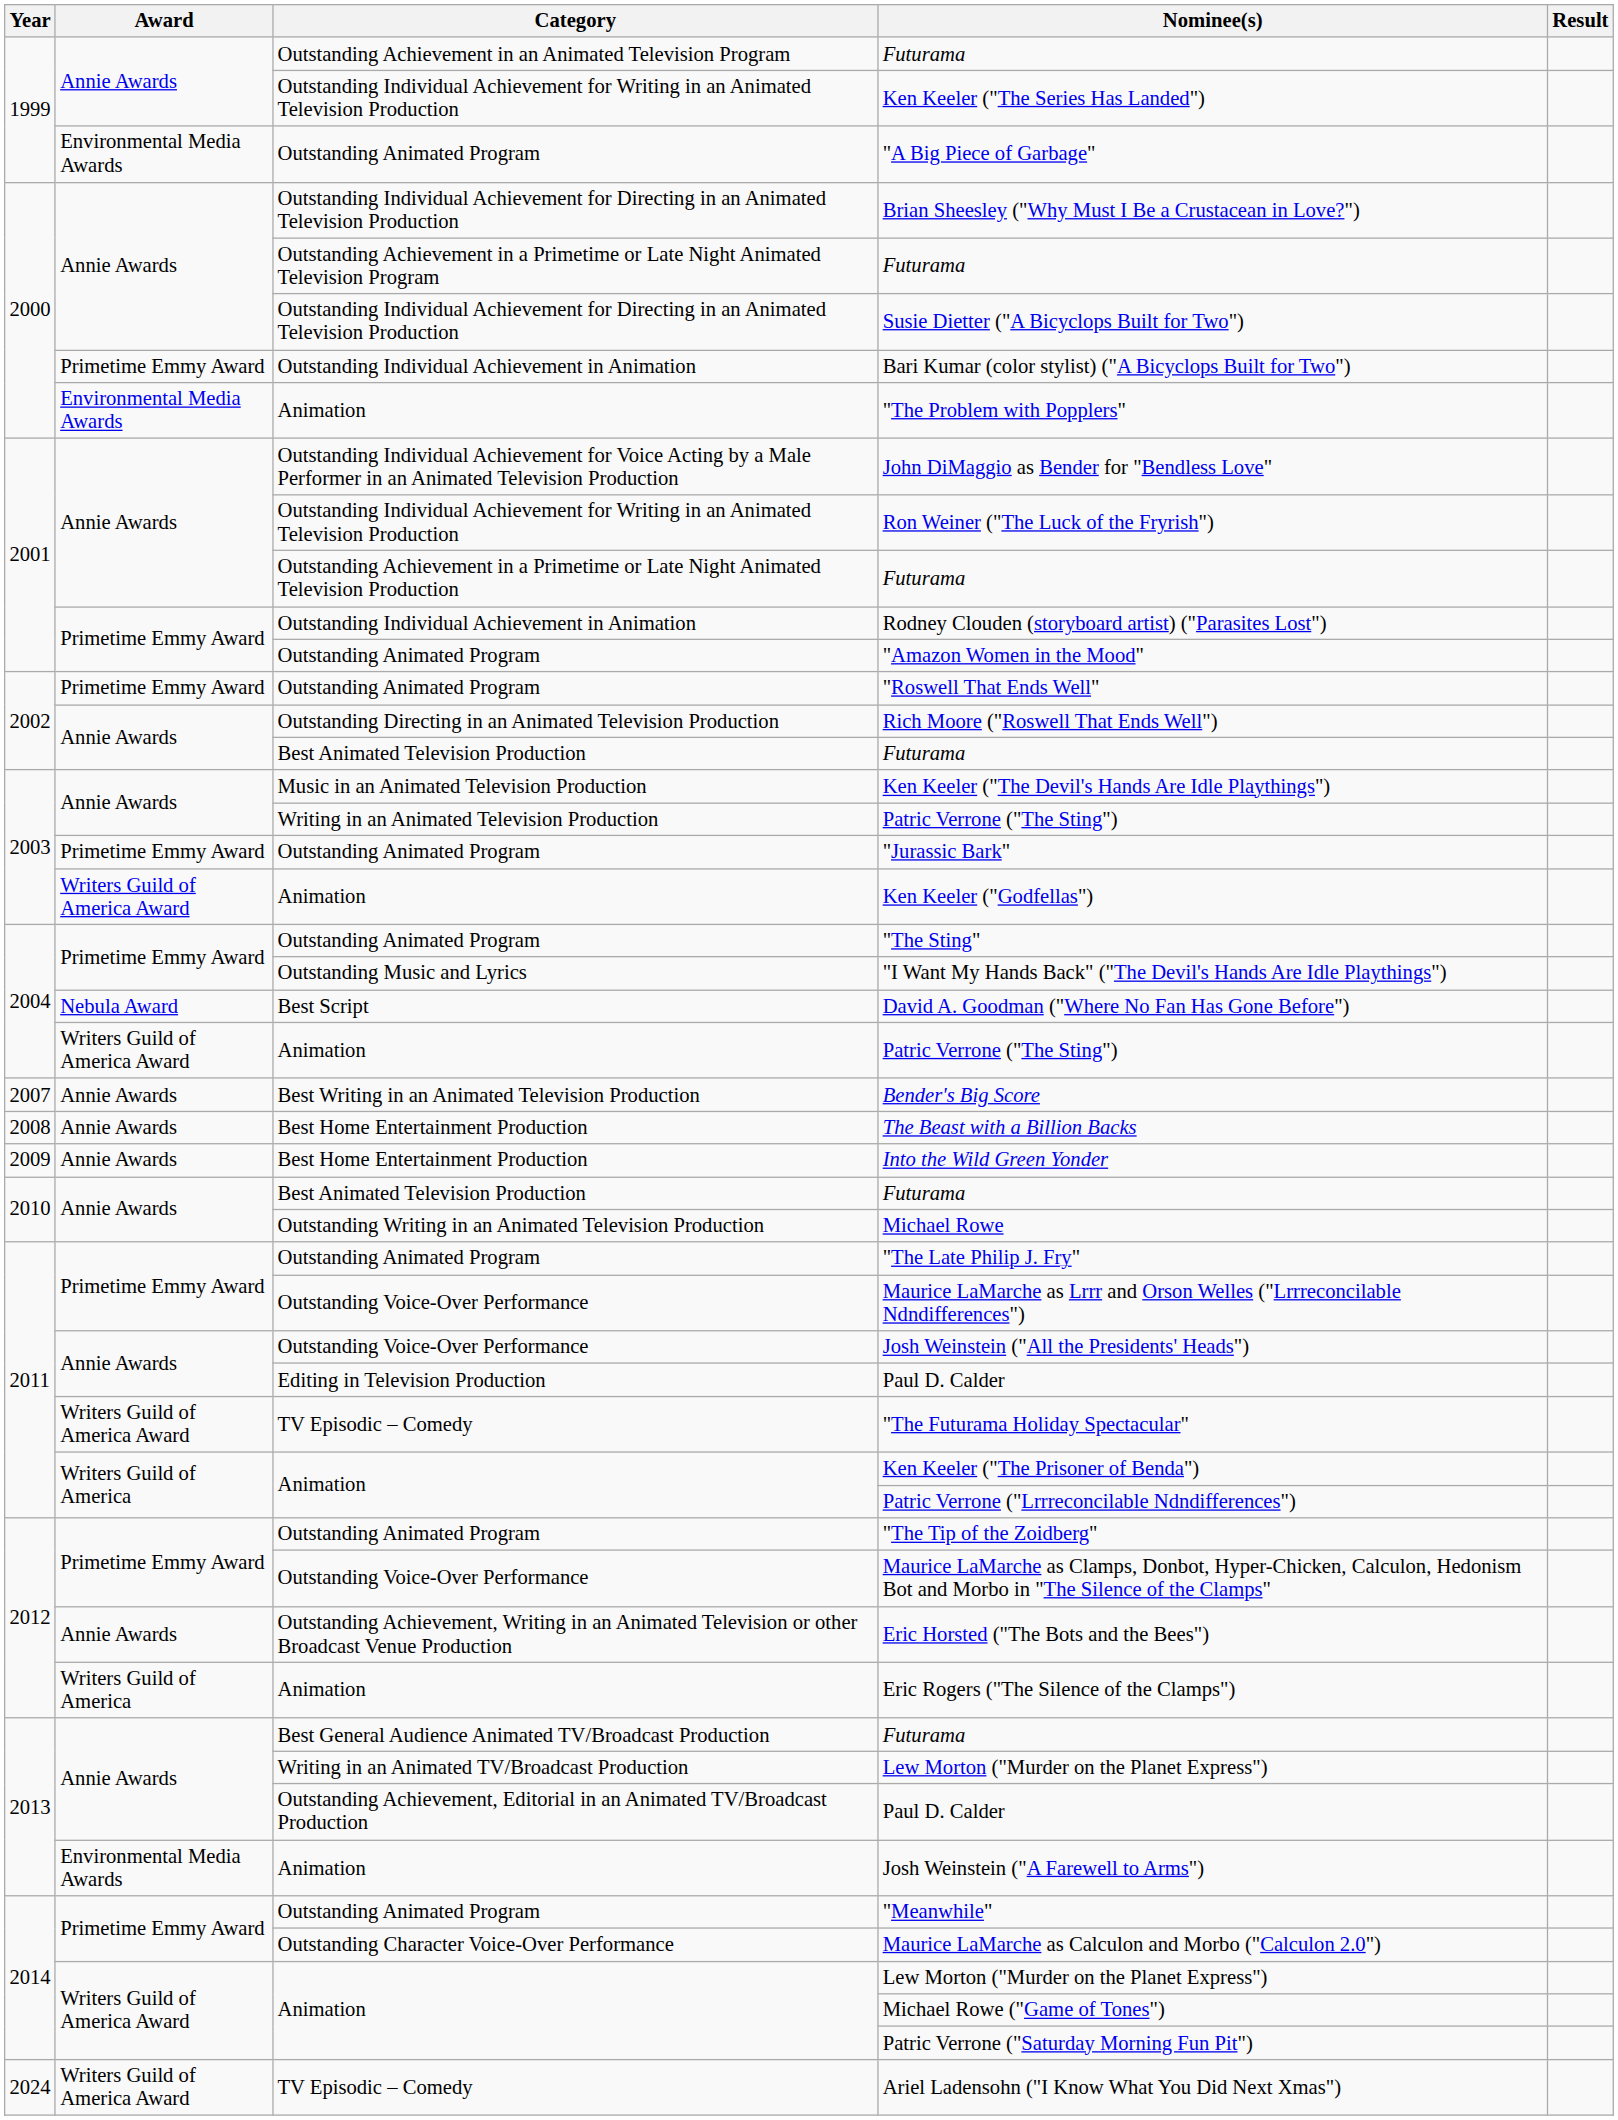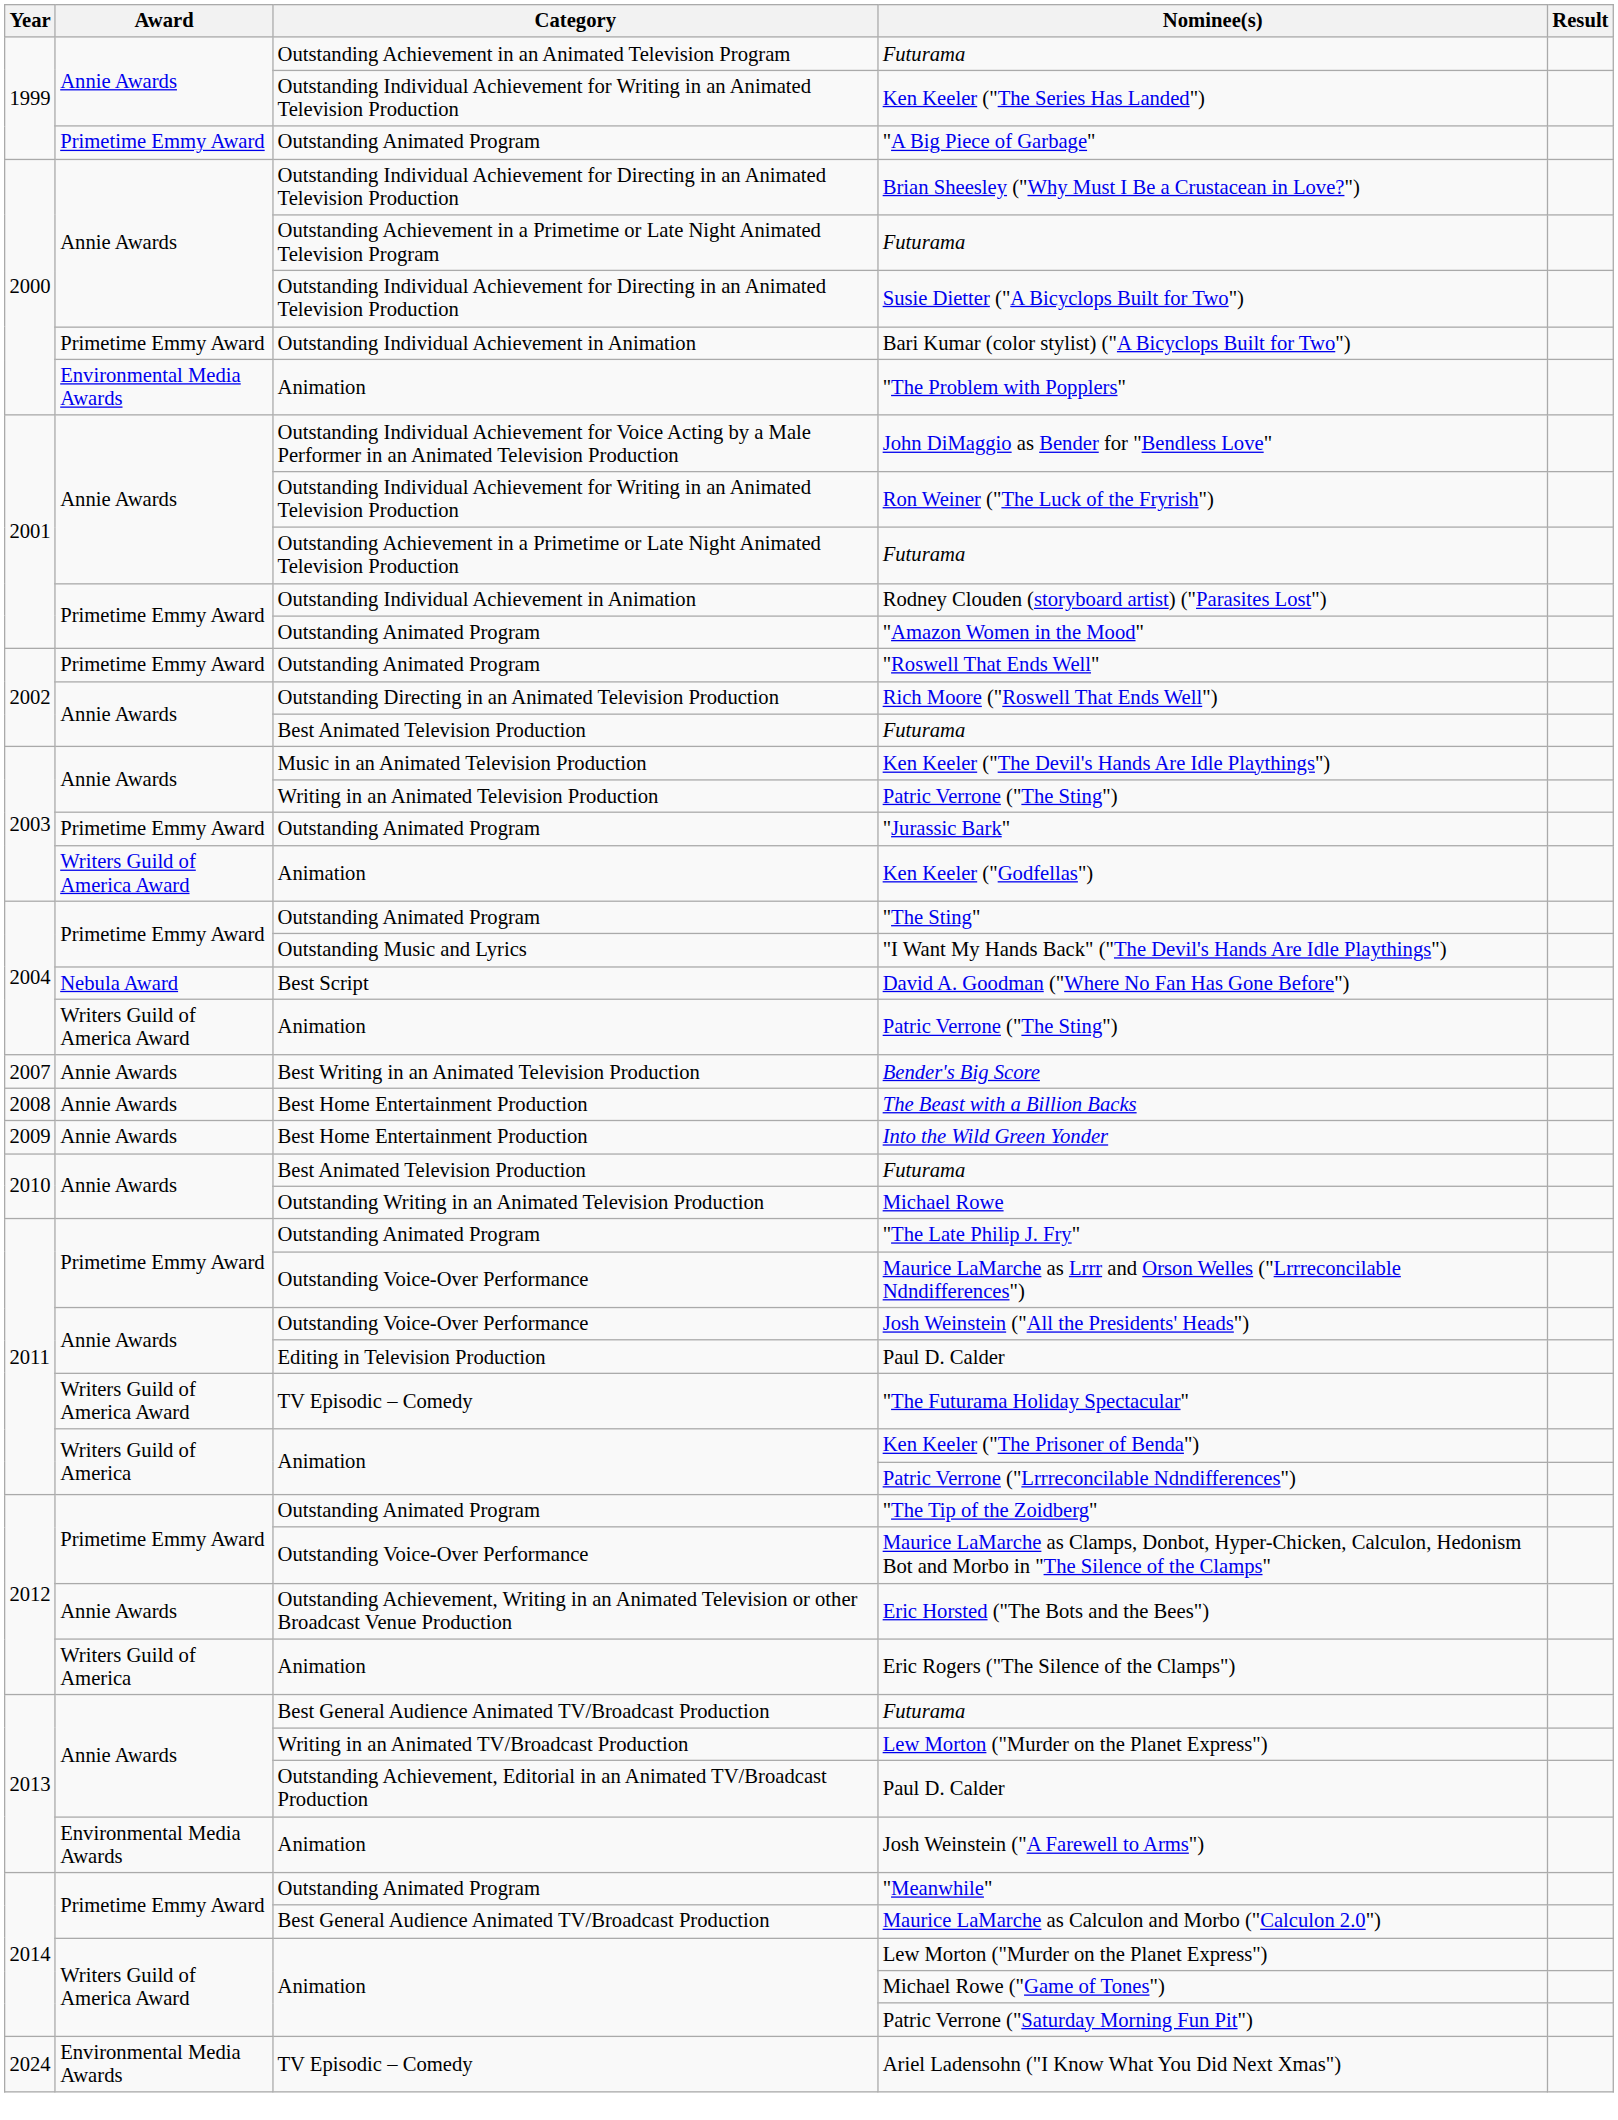(150, 153) Environmental Media Awards -> (162, 142) Primetime Emmy Award
(476, 1944) Outstanding Character Voice-Over Performance -> (523, 1921) Best General Audience Animated TV/Broadcast Production
(128, 2087) Writers Guild of America Award -> (150, 2063) Environmental Media Awards
